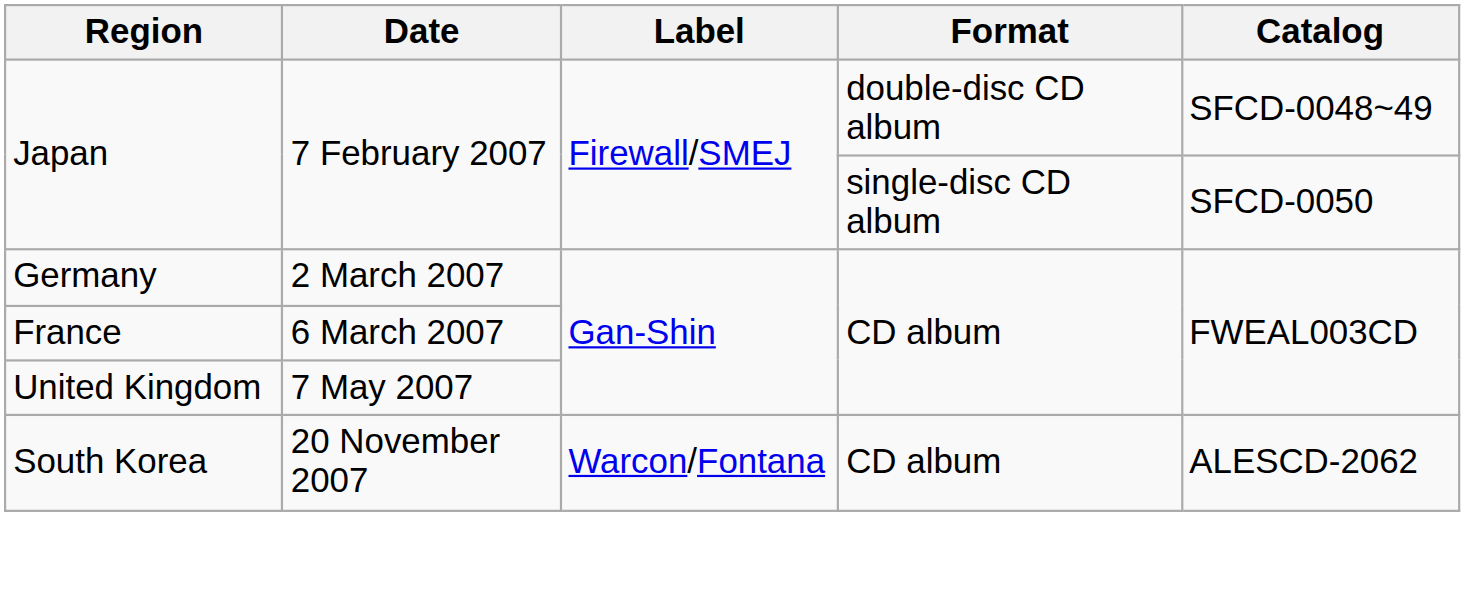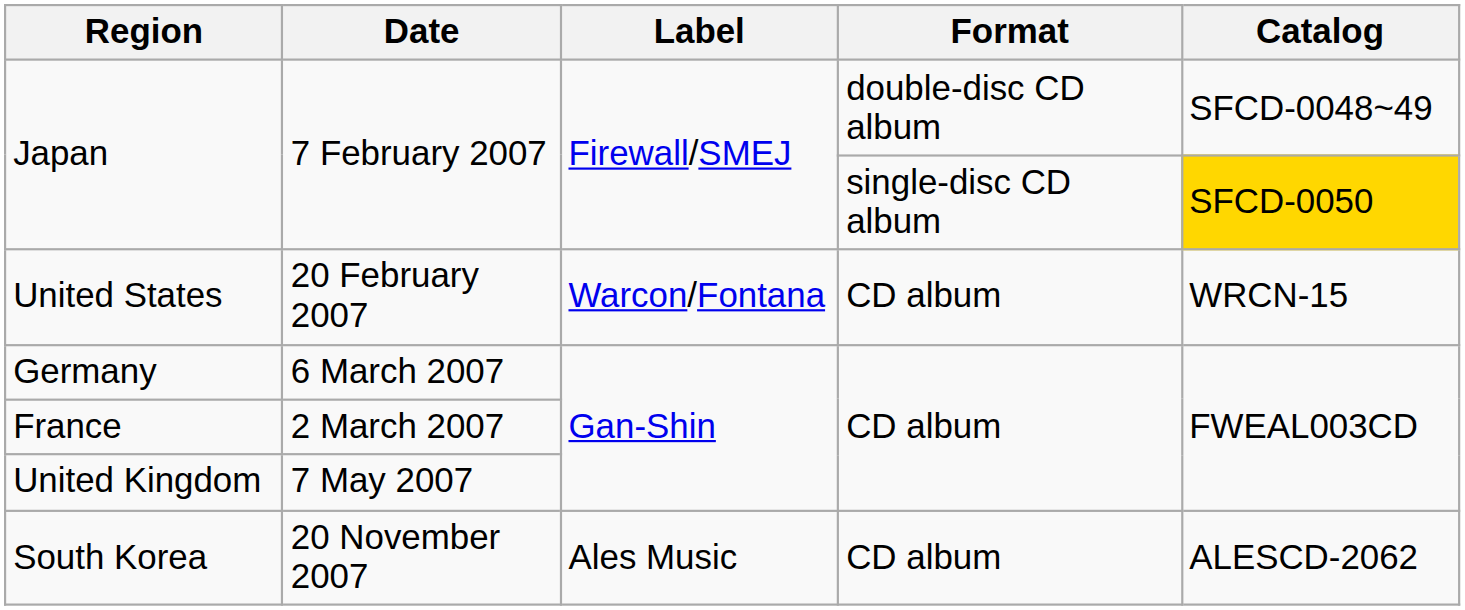(1281, 201) no background -> (1281, 201) gold background
+ row: (118, 296)
(397, 276) 2 March 2007 -> (397, 371) 6 March 2007
(397, 331) 6 March 2007 -> (397, 426) 2 March 2007
(697, 462) Warcon/Fontana -> (653, 556) Ales Music
